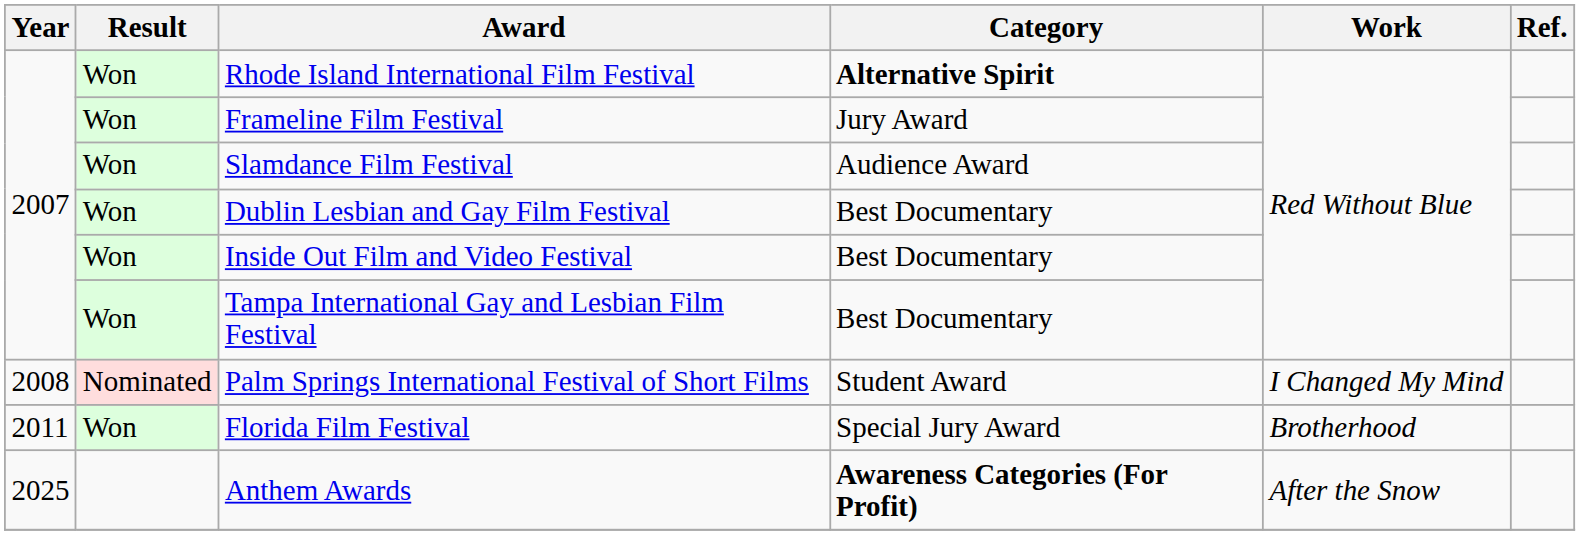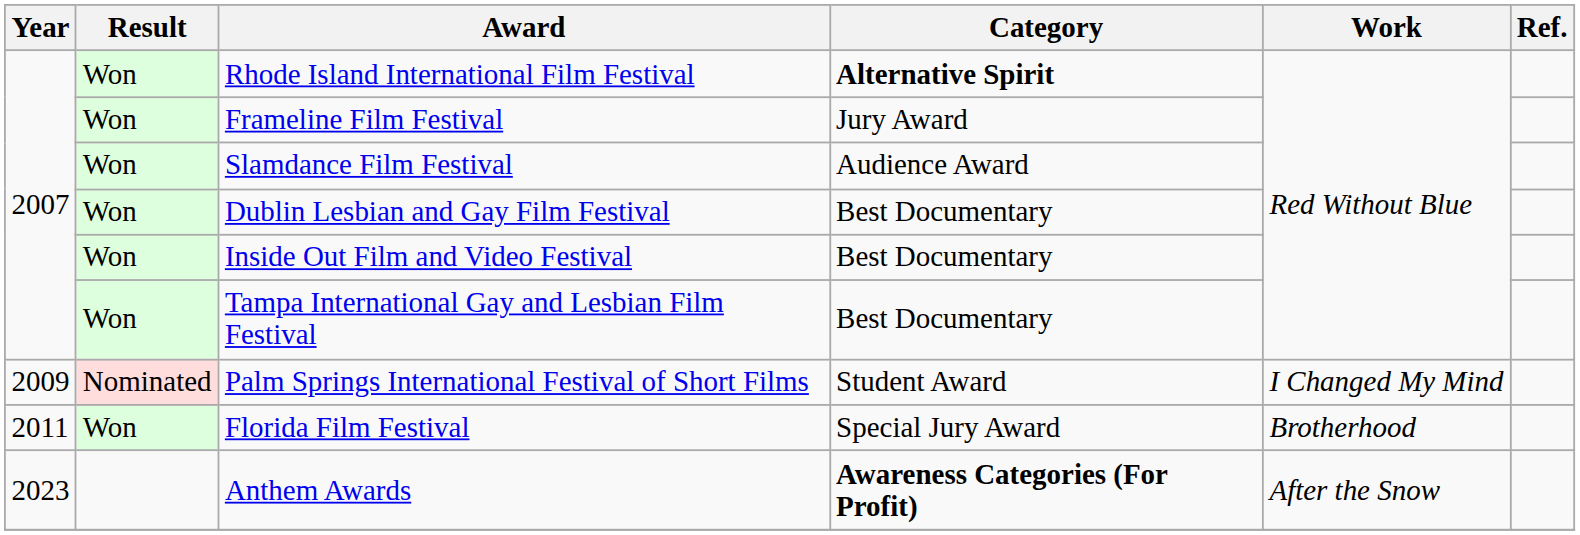(41, 381) 2008 -> (41, 381) 2009
(41, 489) 2025 -> (41, 489) 2023
